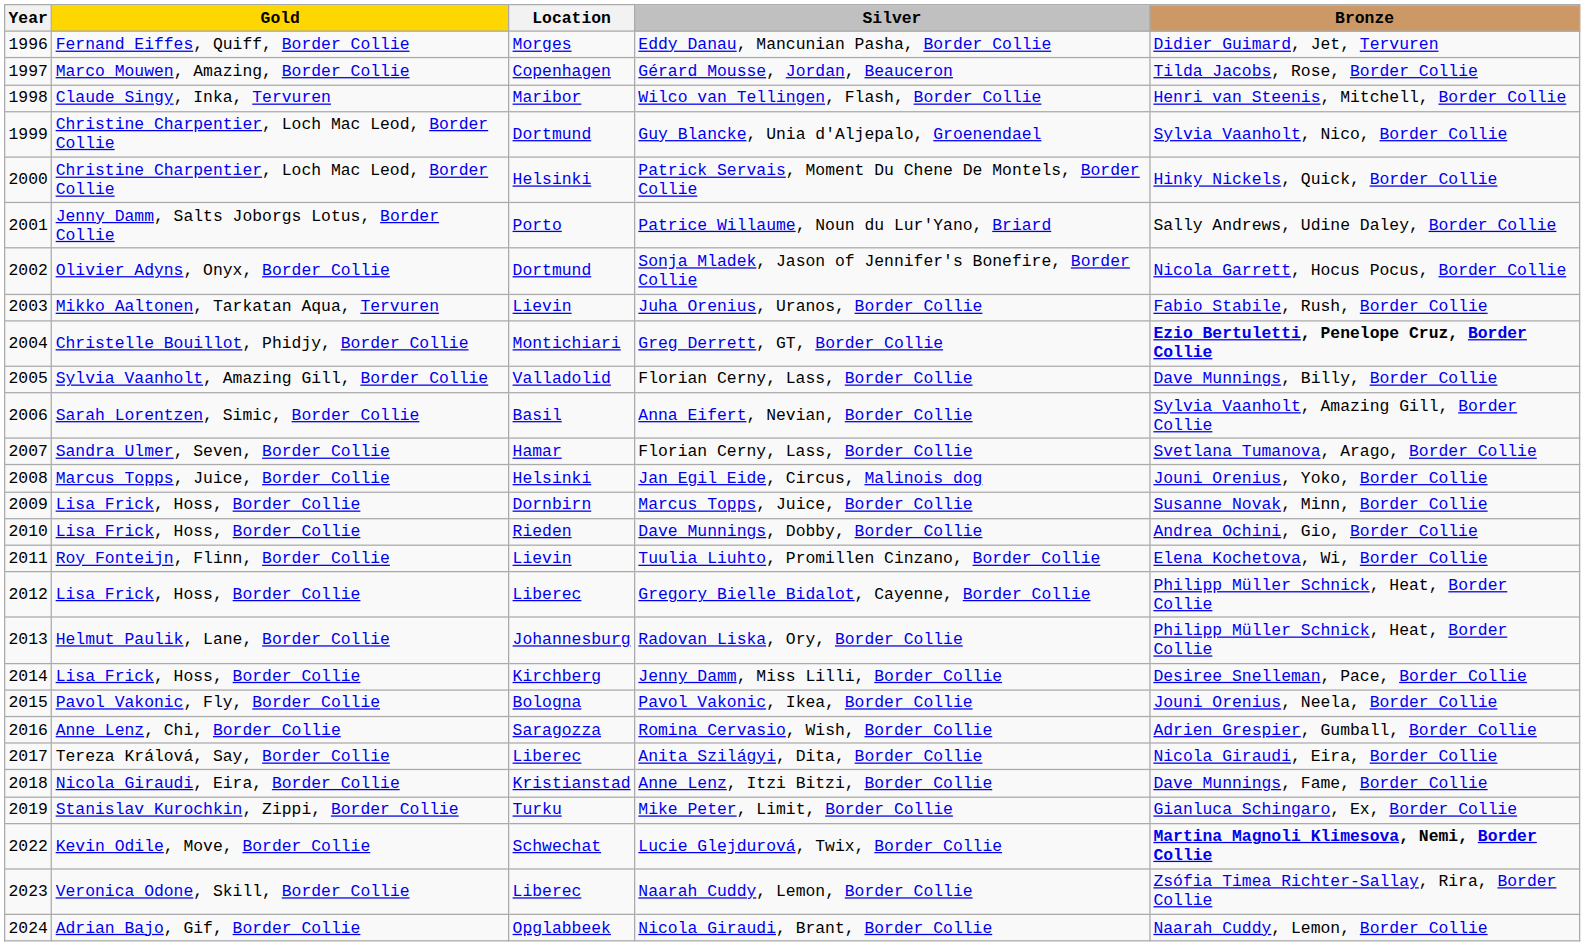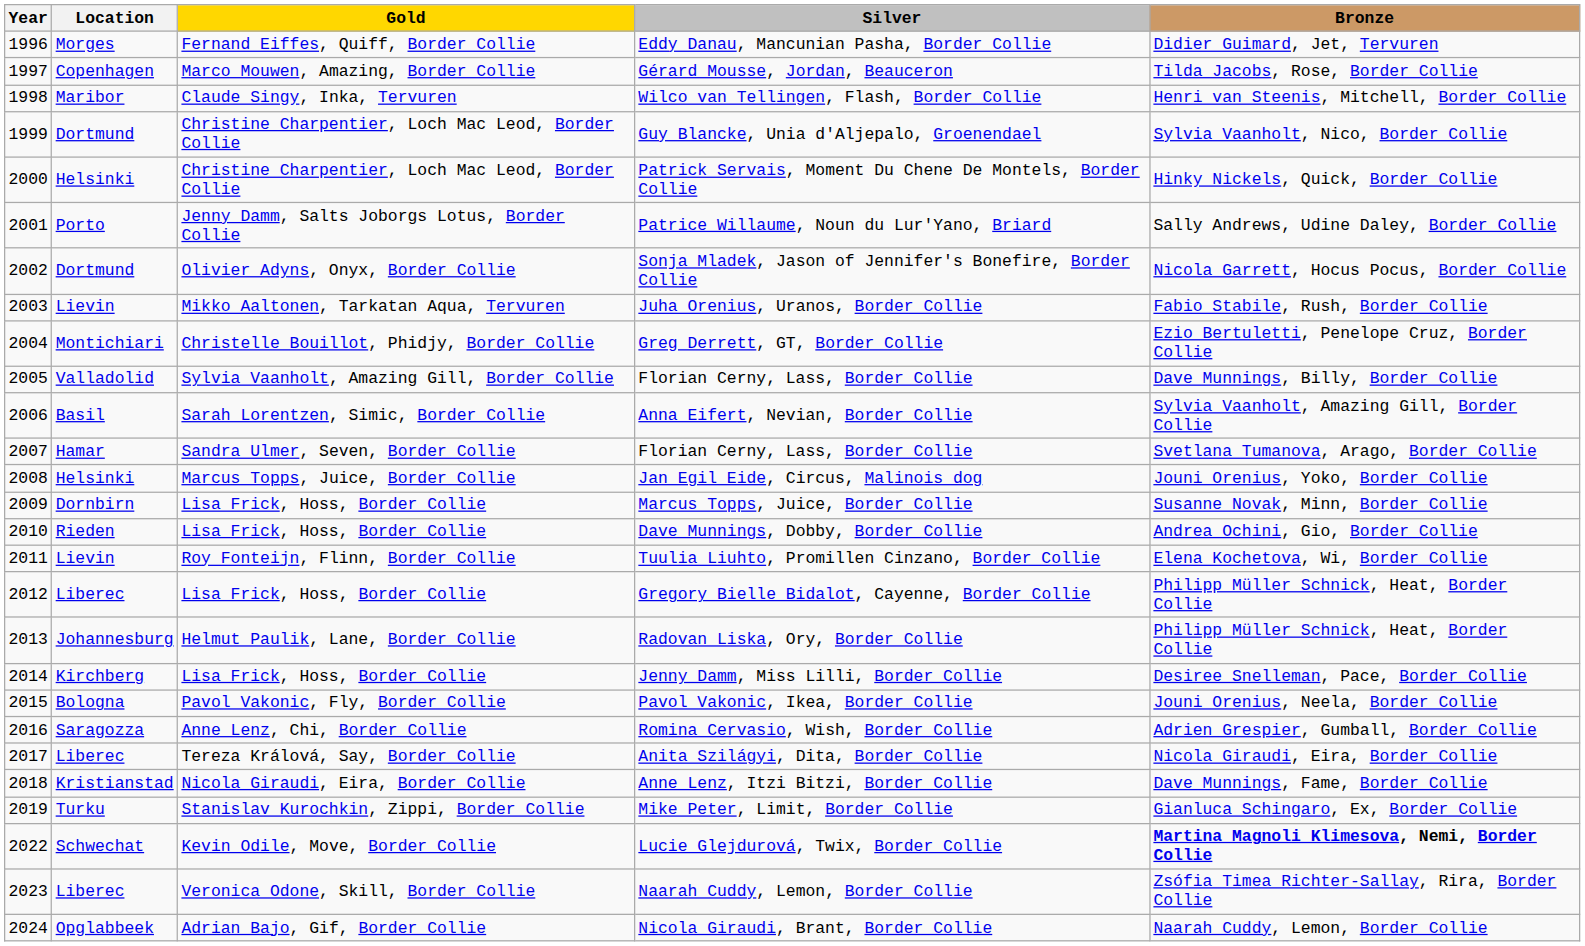columns swapped: (572, 18) <-> (280, 18)
(1340, 343) bold -> (1340, 343) normal
